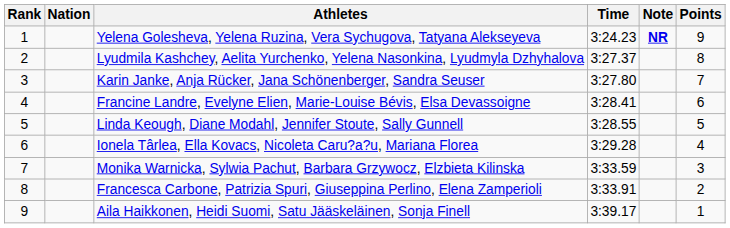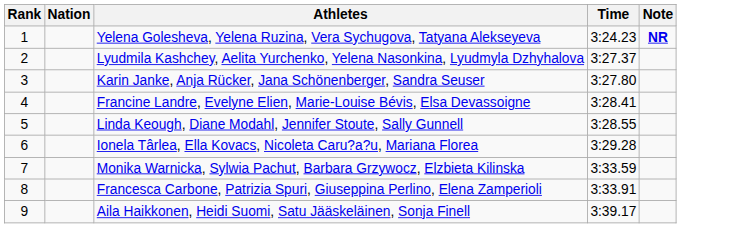- column: (701, 15)
